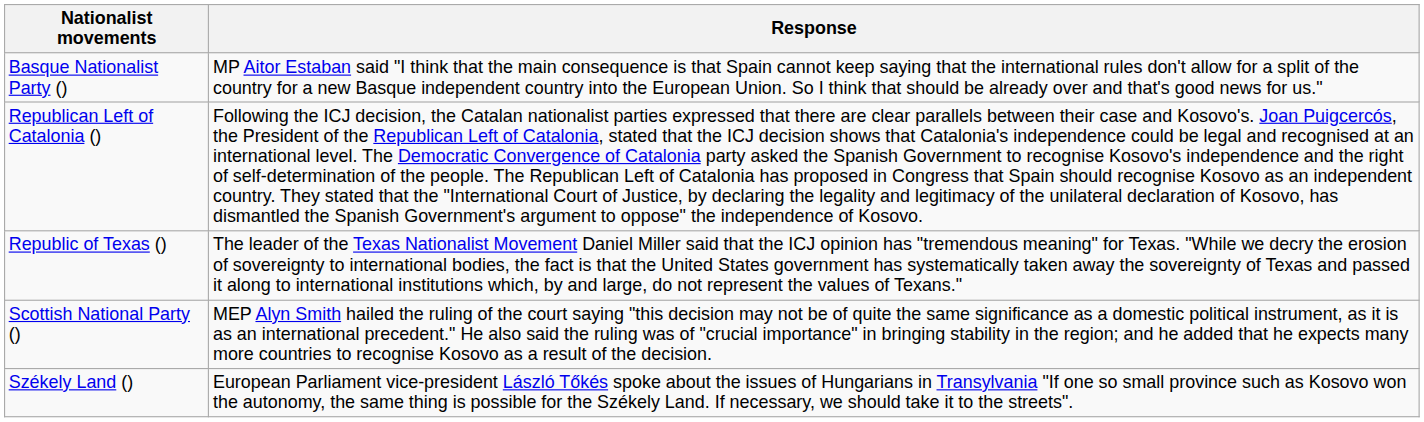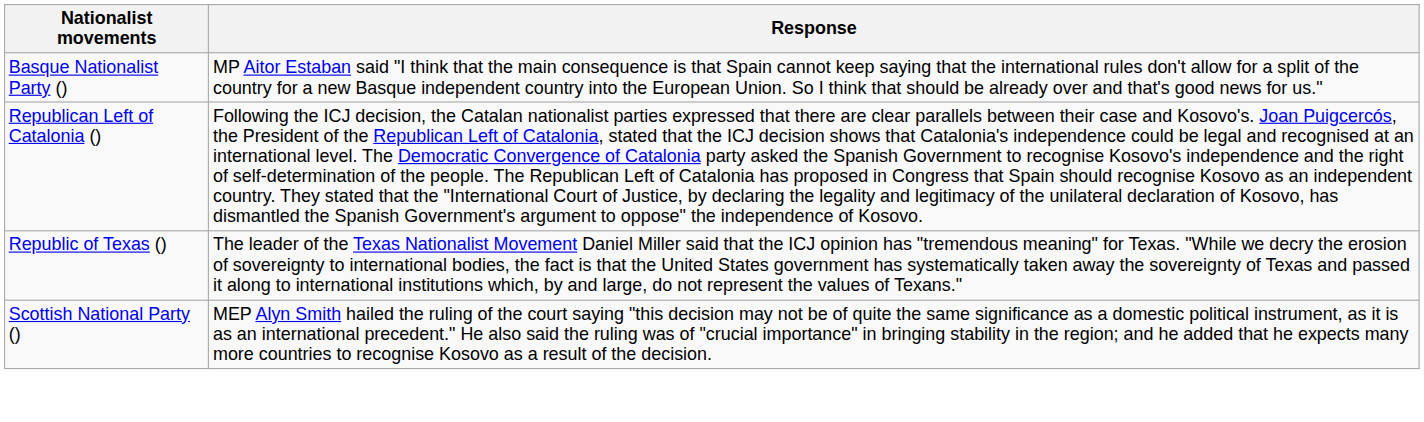- row: (71, 382)
